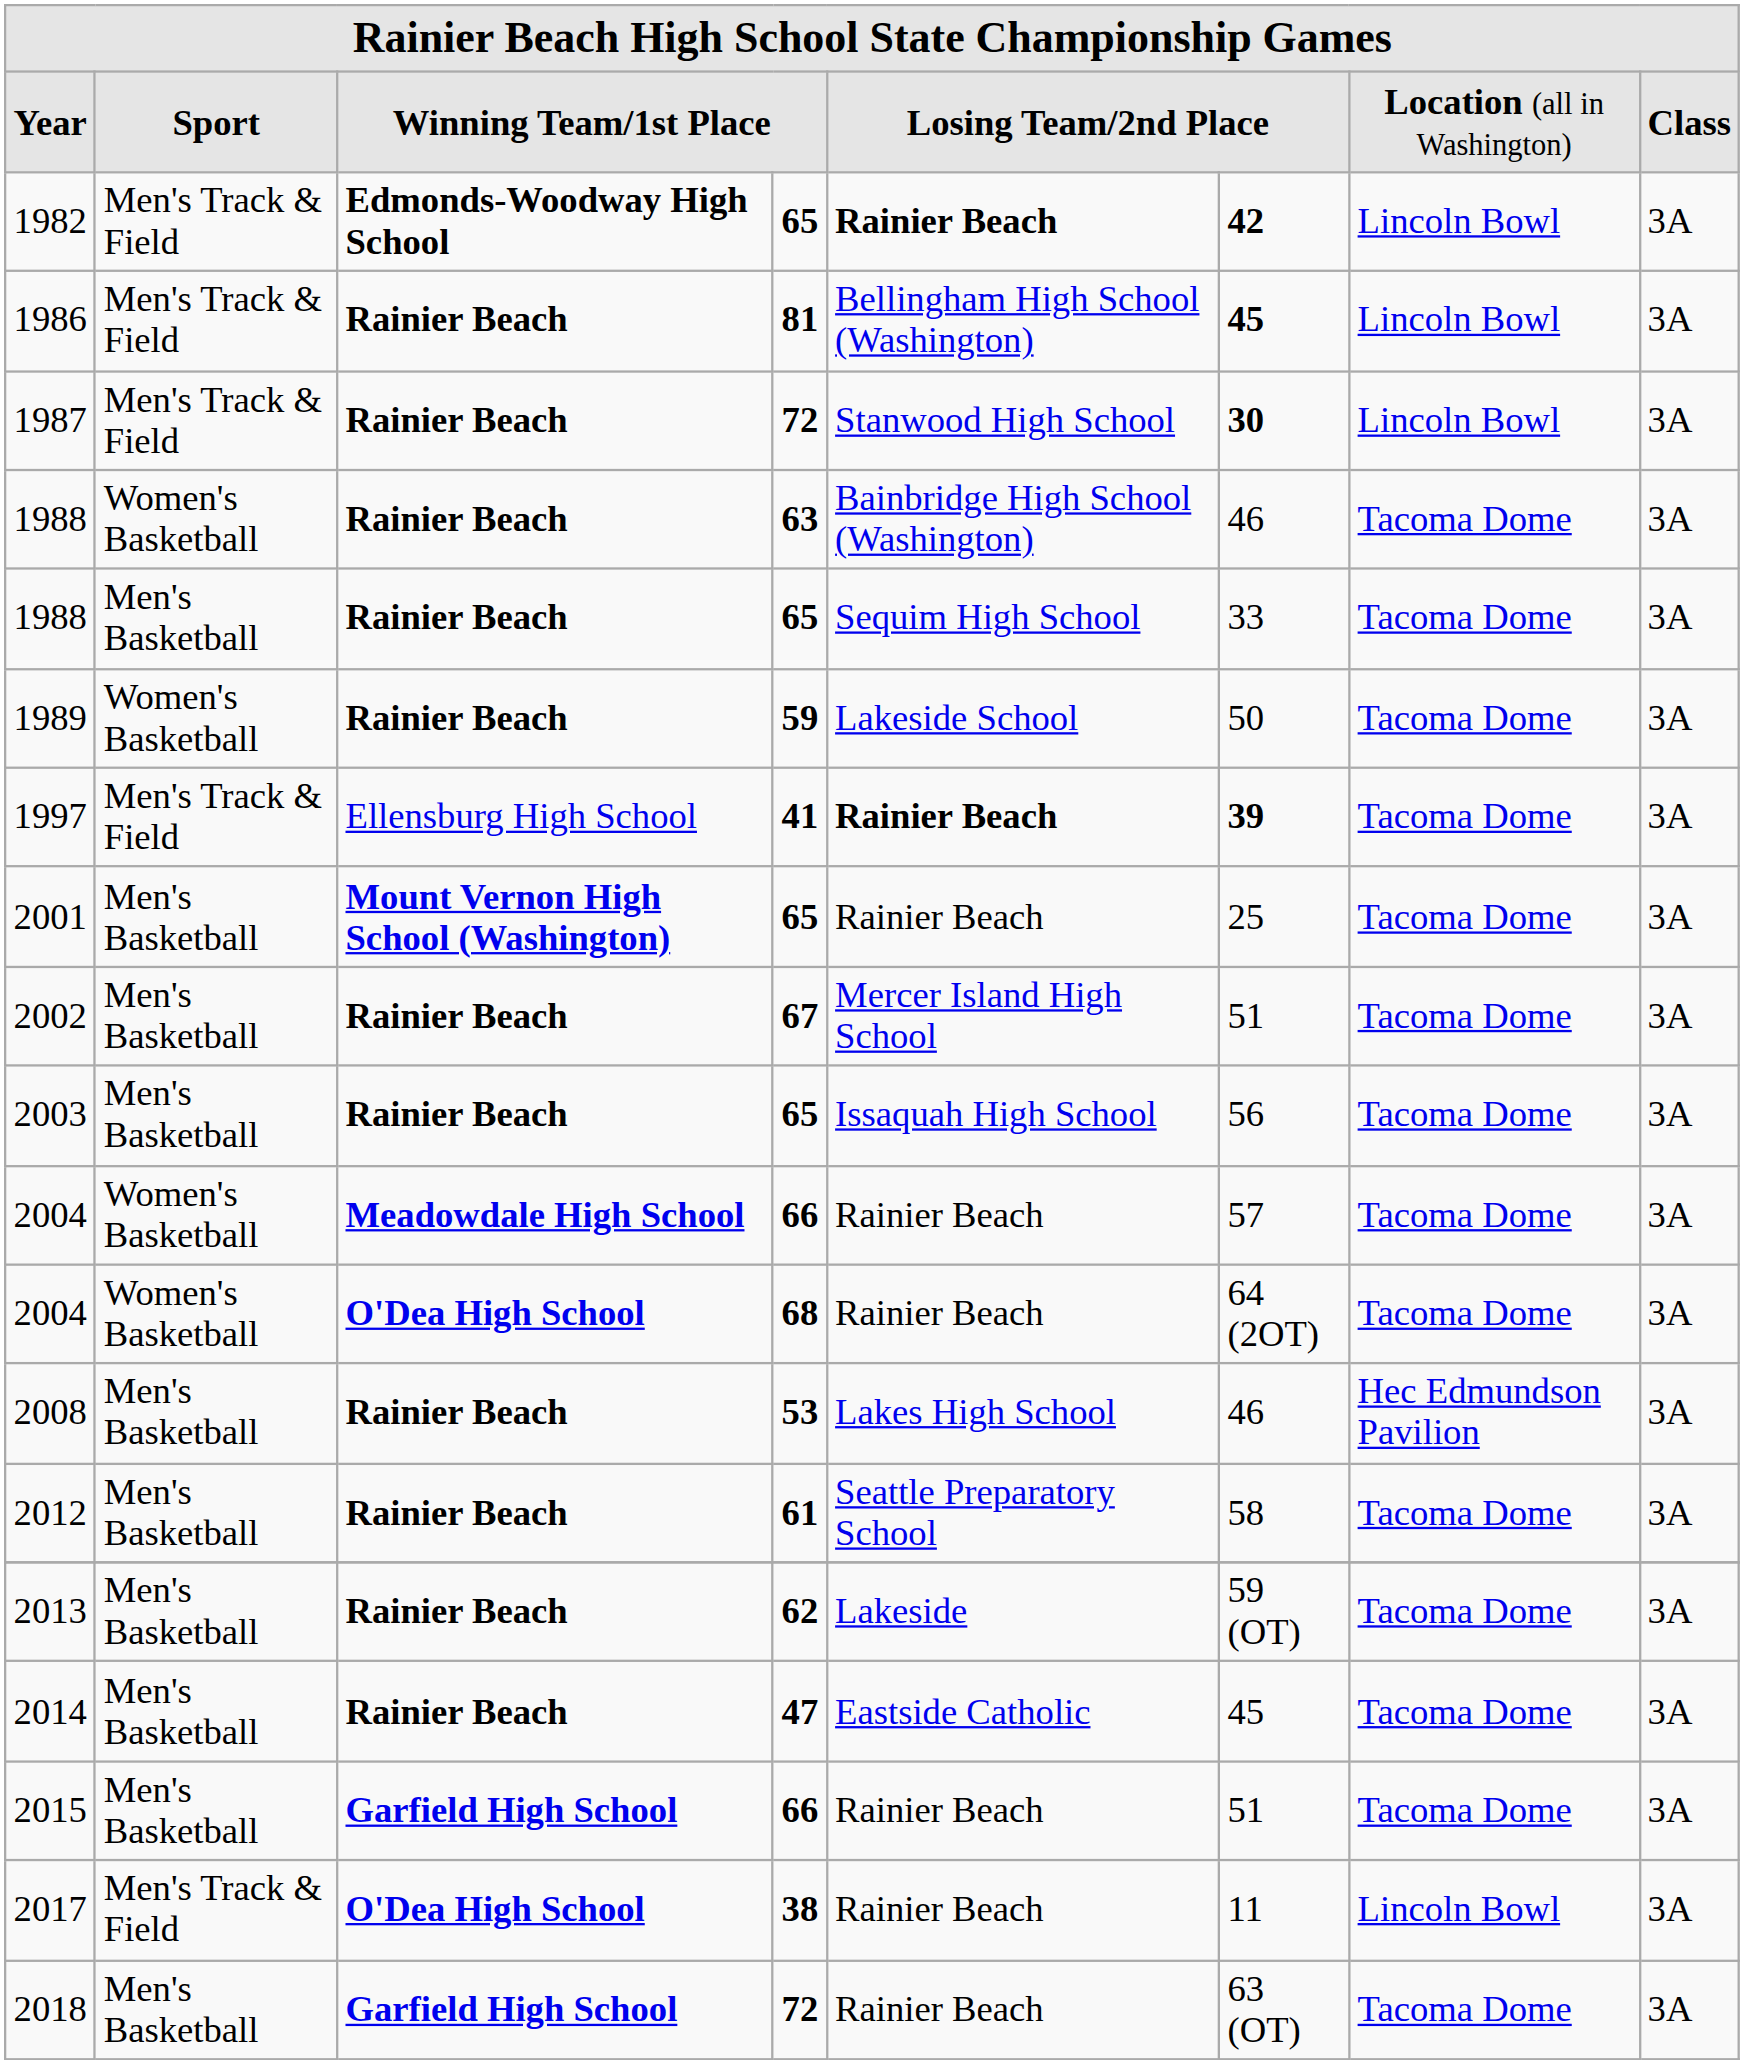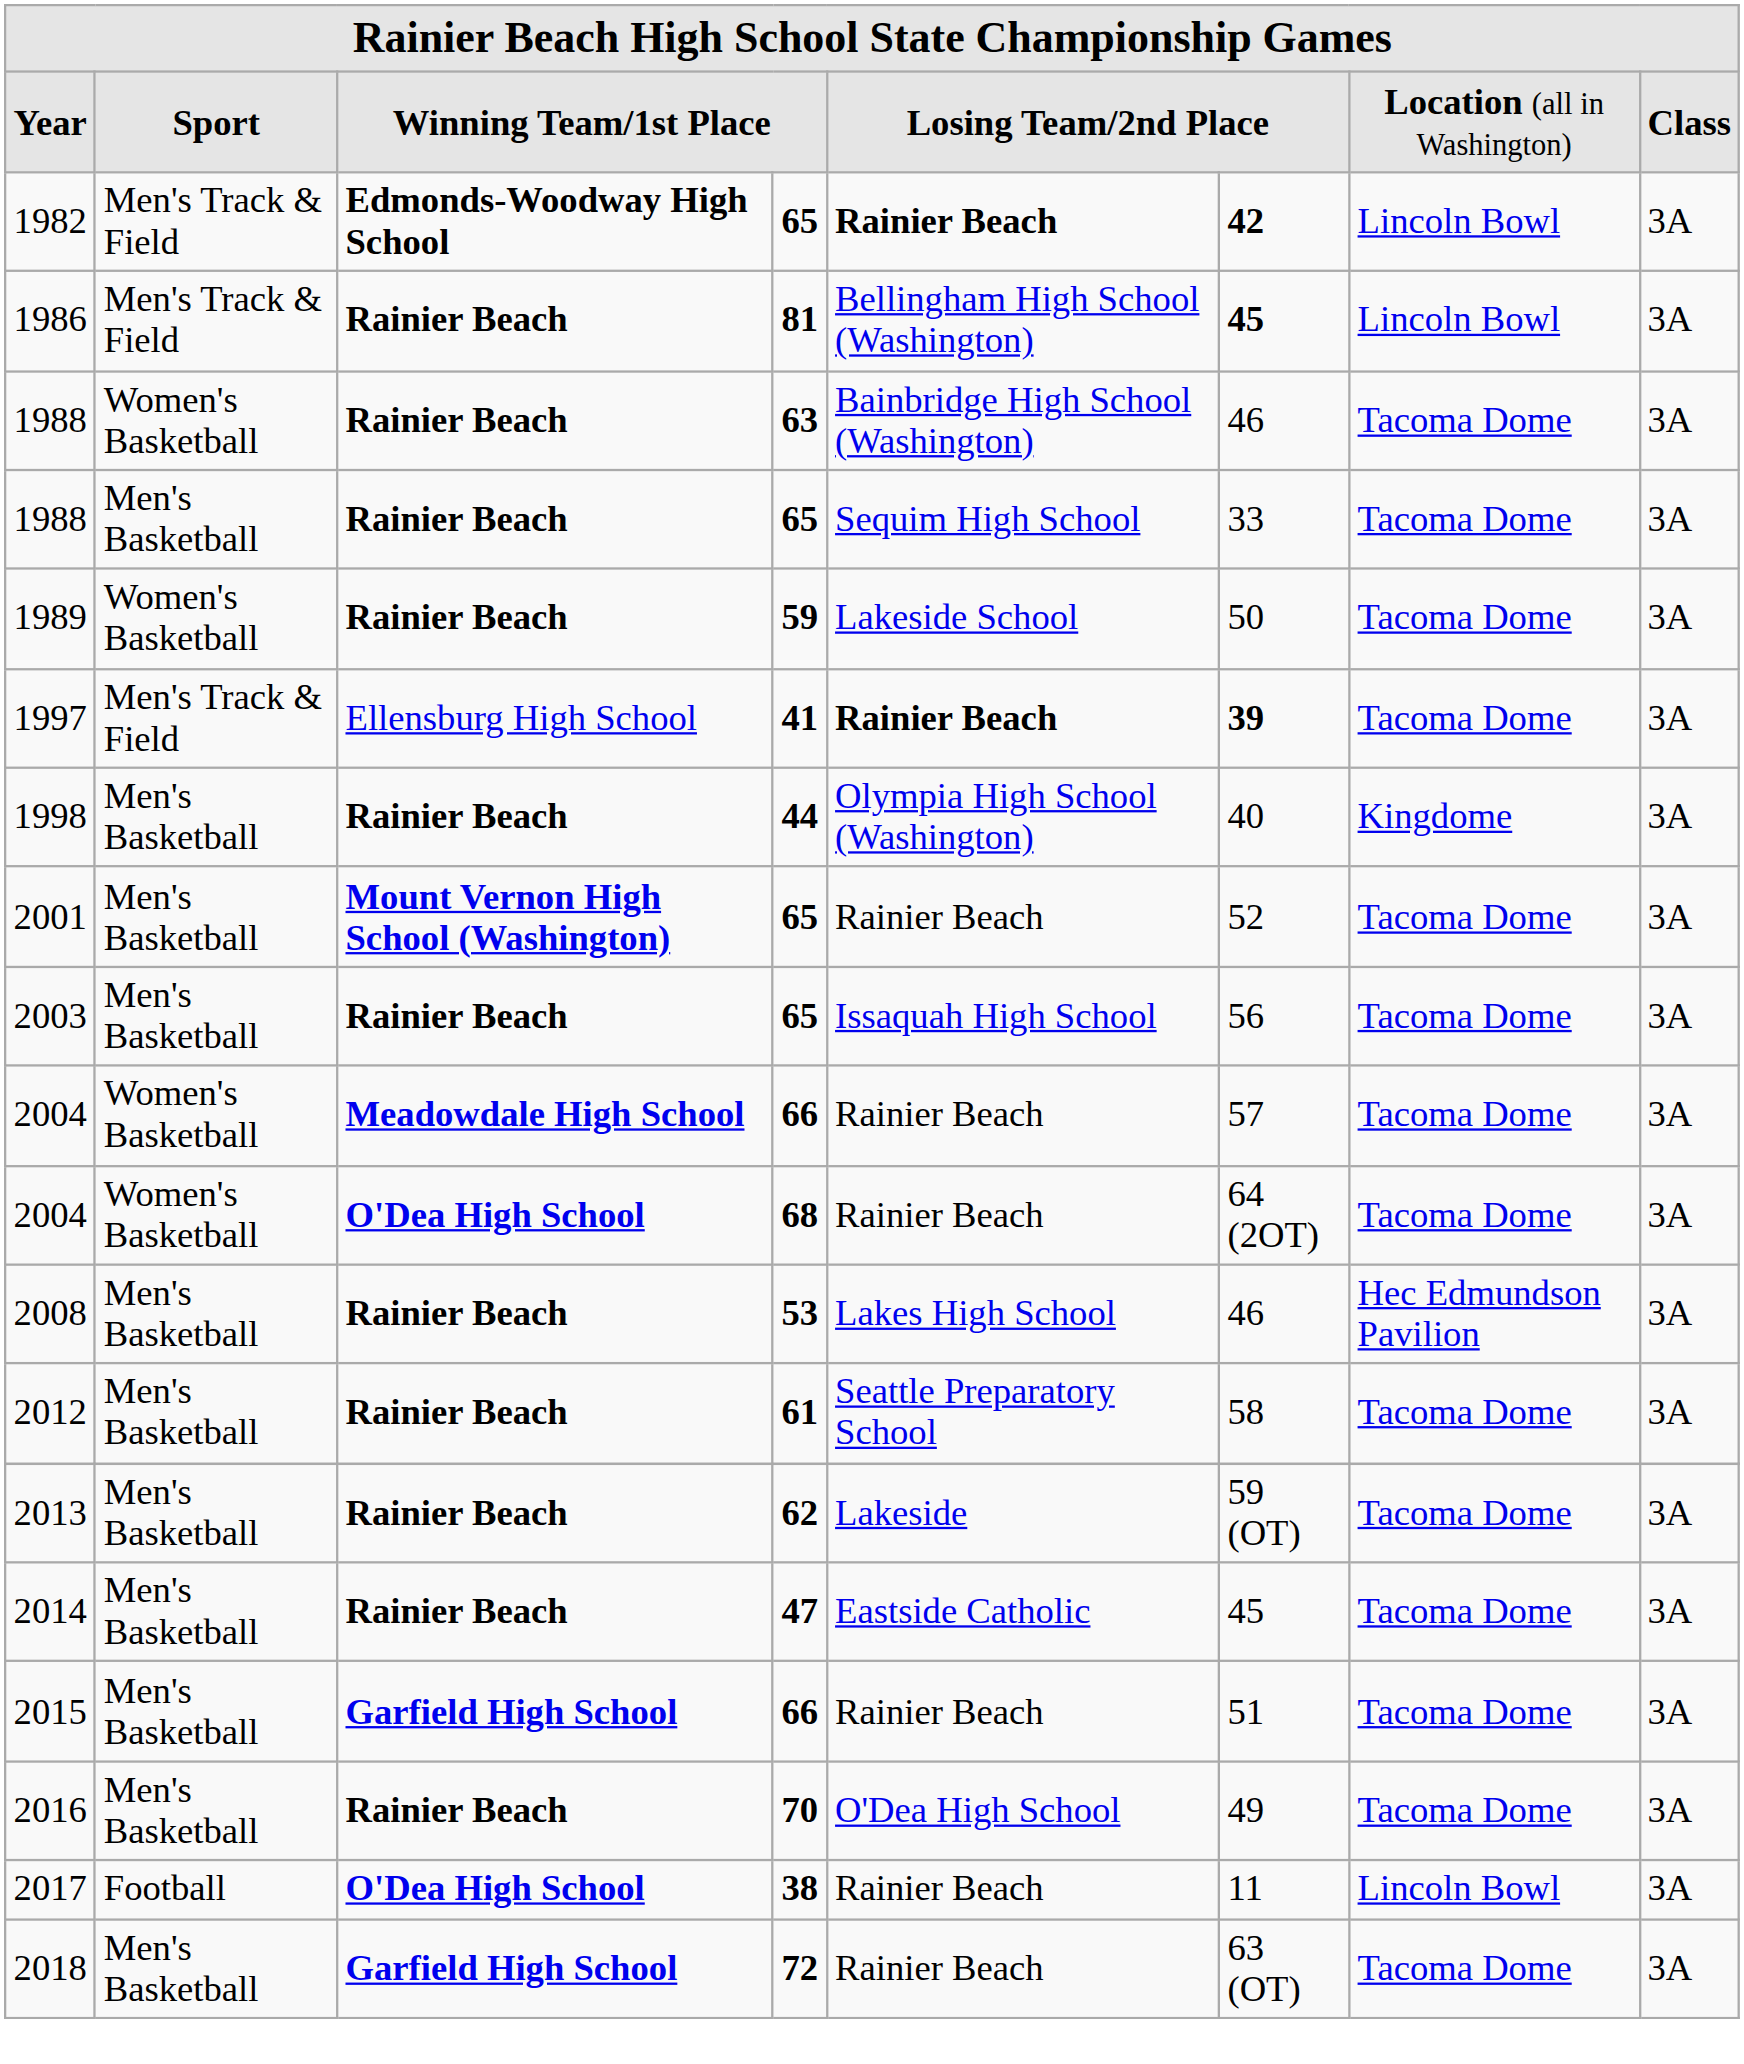- row: (50, 419)
+ row: (50, 816)
(1246, 916) 25 -> (1246, 916) 52
- row: (50, 1015)
+ row: (50, 1810)
(213, 1909) Men's Track & Field -> (165, 1888) Football
